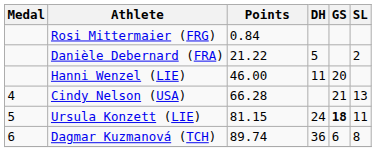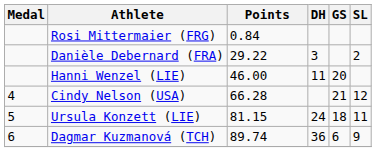(249, 55) 21.22 -> (249, 55) 29.22
(315, 55) 5 -> (315, 55) 3
(360, 96) 13 -> (360, 96) 12
(339, 116) bold -> (339, 116) normal
(357, 137) 8 -> (357, 137) 9
